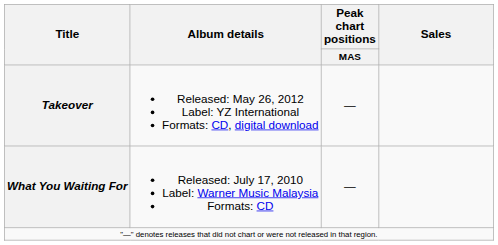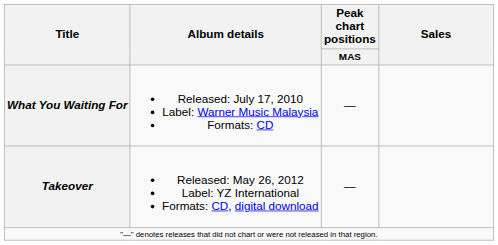rows swapped: (67, 186) <-> (67, 105)
